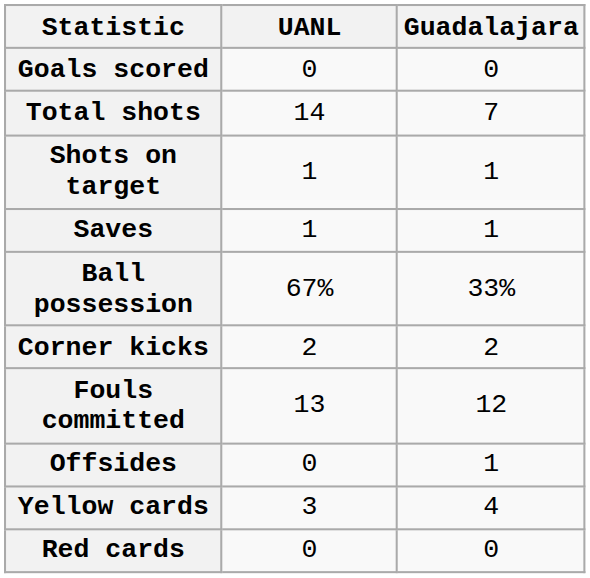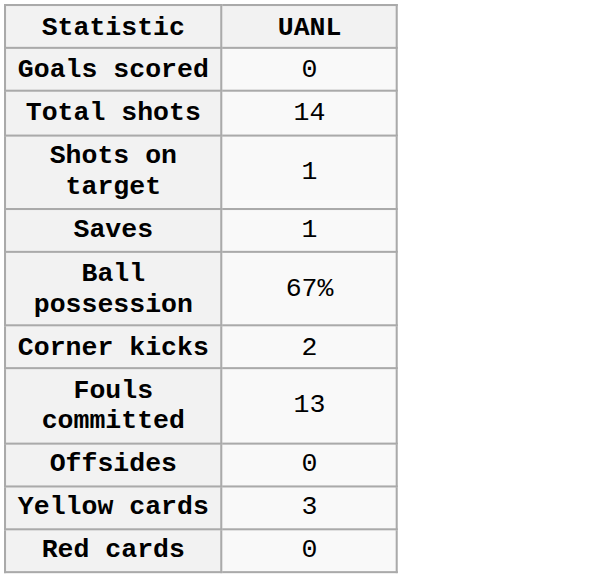- column: (491, 27)
